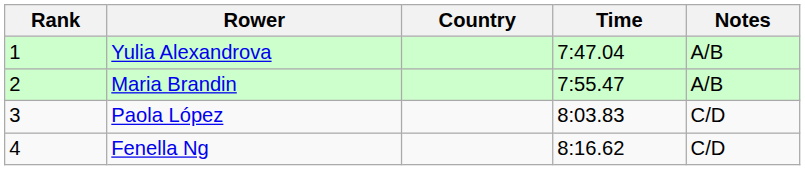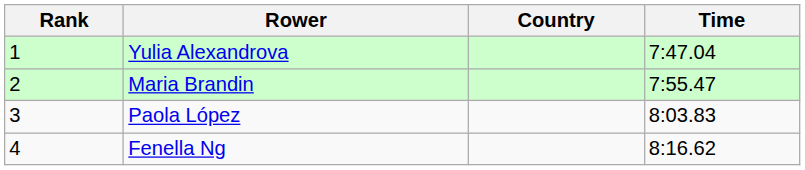- column: (743, 20)
